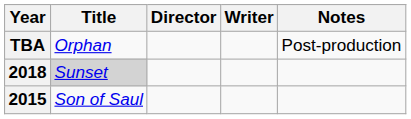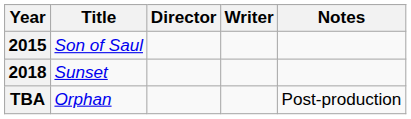rows swapped: (28, 99) <-> (28, 45)
(81, 72) lightgrey background -> (81, 72) no background
